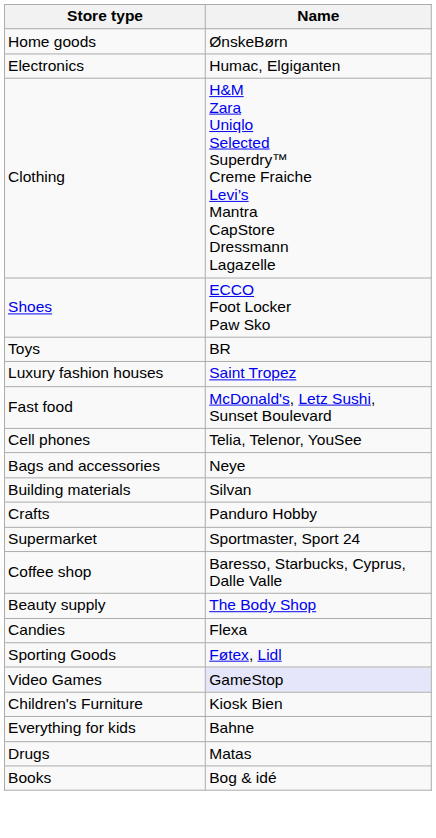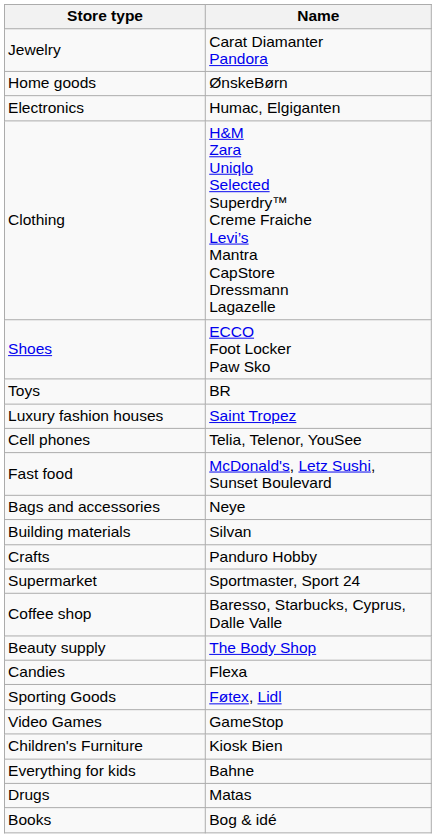+ row: (34, 50)
rows swapped: (40, 407) <-> (49, 440)
(246, 679) lavender background -> (246, 721) no background
